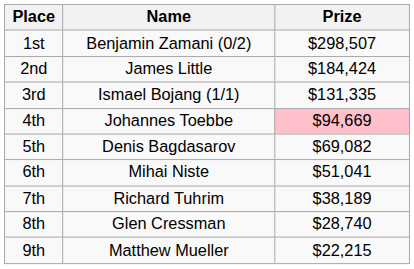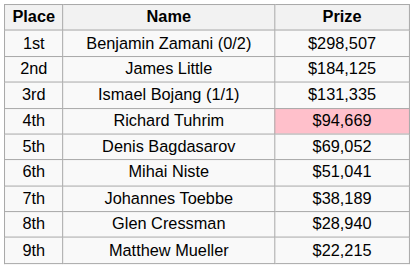(342, 69) $184,424 -> (342, 69) $184,125
(169, 120) Johannes Toebbe -> (169, 120) Richard Tuhrim
(342, 146) $69,082 -> (342, 146) $69,052
(169, 198) Richard Tuhrim -> (169, 198) Johannes Toebbe
(342, 224) $28,740 -> (342, 224) $28,940
